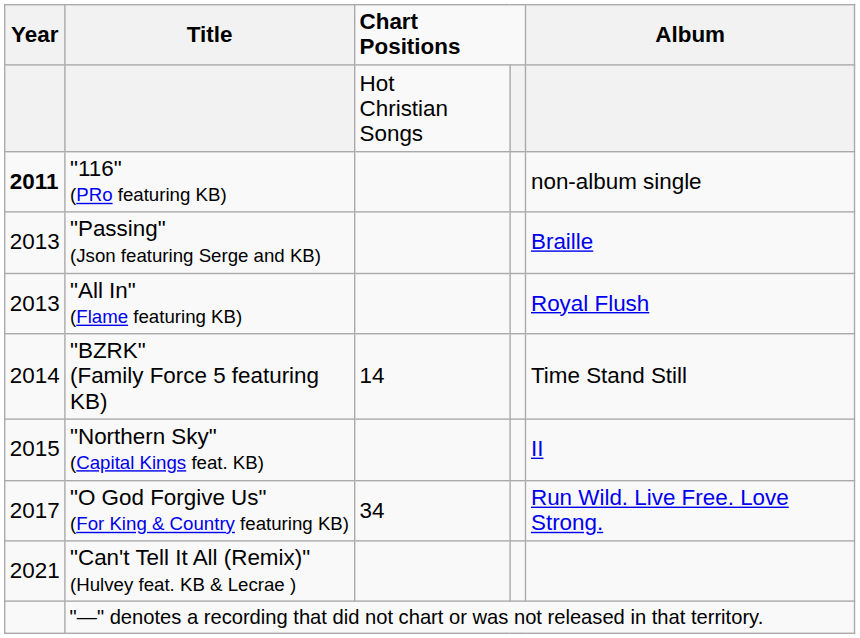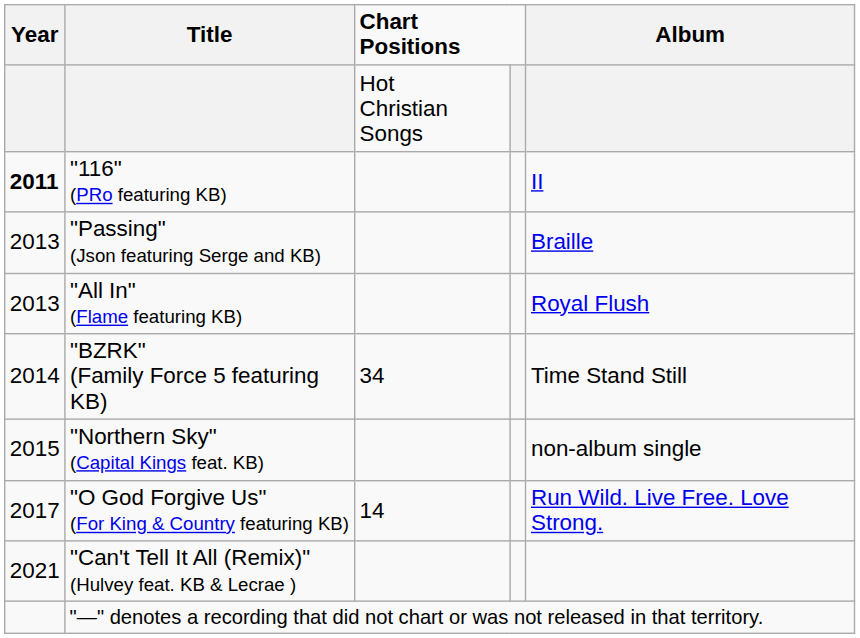(616, 181) non-album single -> (537, 181) II
(372, 376) 14 -> (372, 376) 34
(537, 449) II -> (616, 449) non-album single
(372, 510) 34 -> (372, 510) 14
